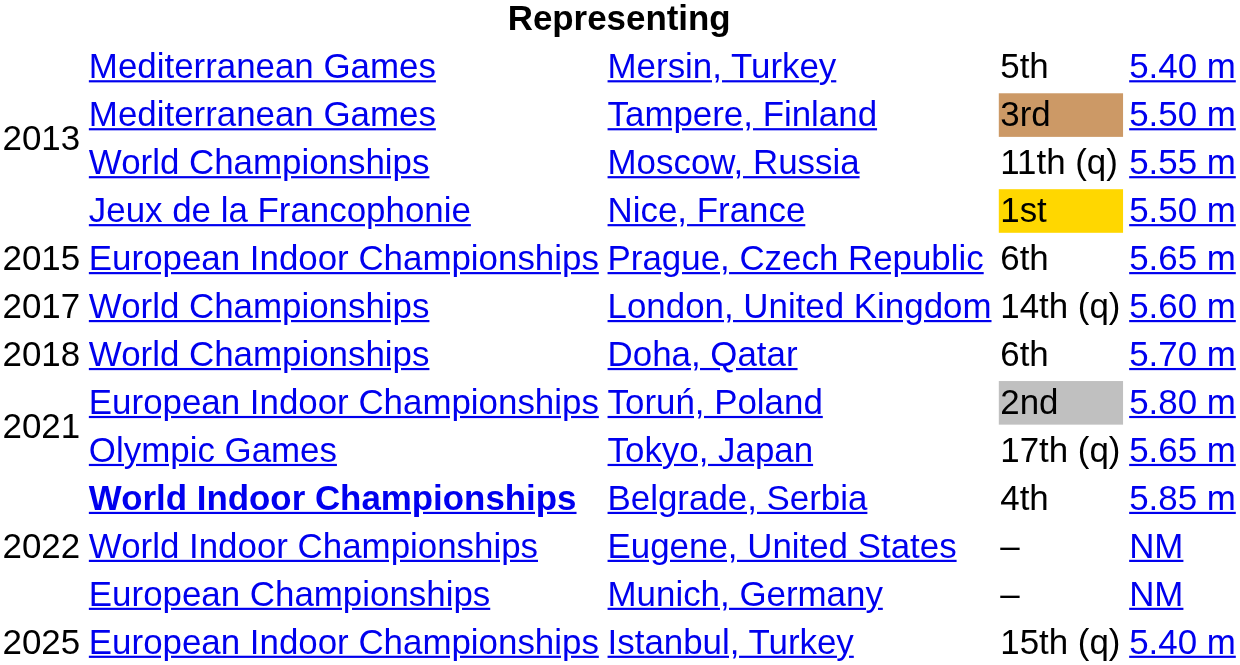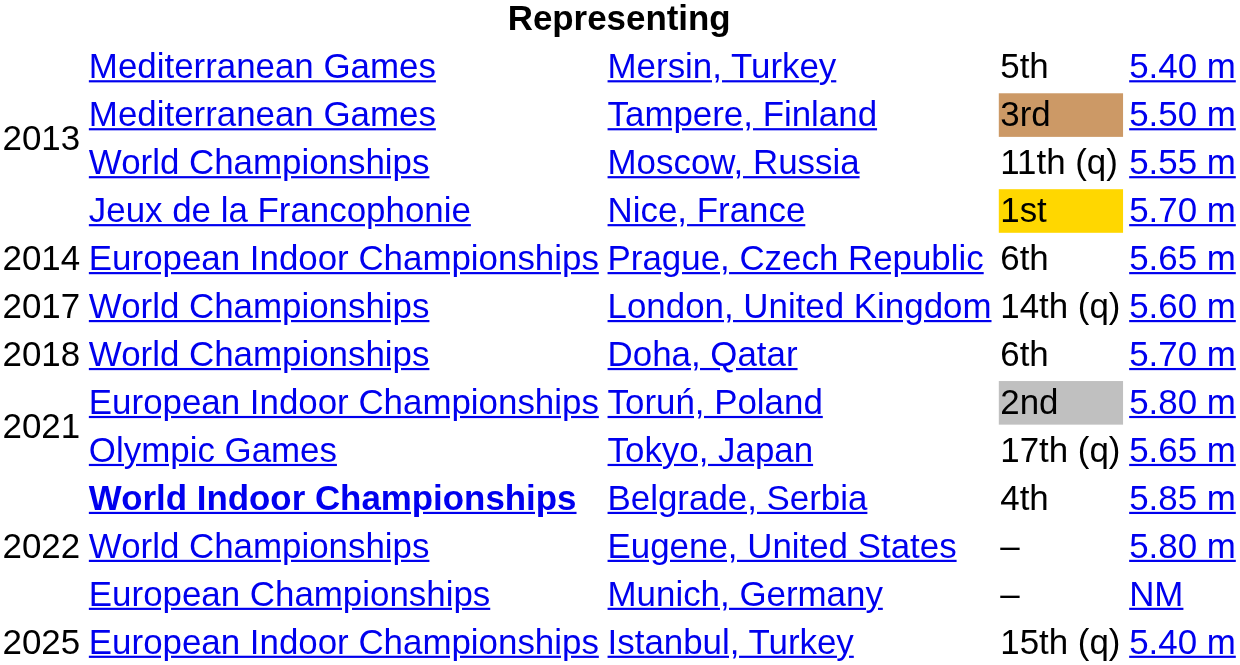(1182, 210) 5.50 m -> (1182, 210) 5.70 m
(41, 258) 2015 -> (41, 258) 2014
(313, 546) World Indoor Championships -> (259, 546) World Championships
(1156, 546) NM -> (1182, 546) 5.80 m
